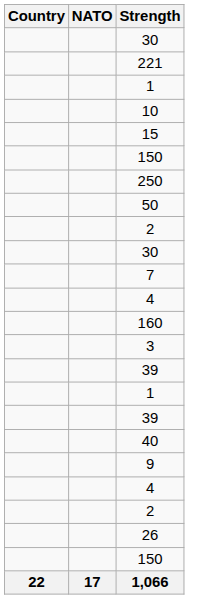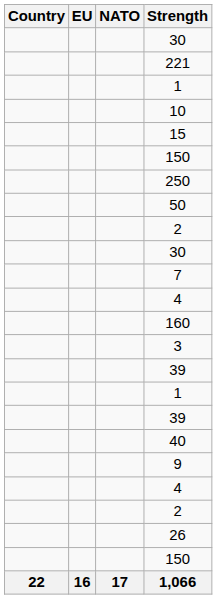+ column: (82, 16)
